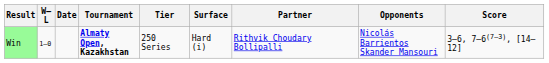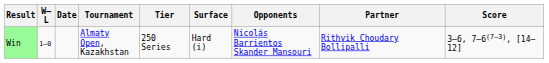columns swapped: (295, 16) <-> (402, 16)
(105, 43) bold -> (105, 43) normal
